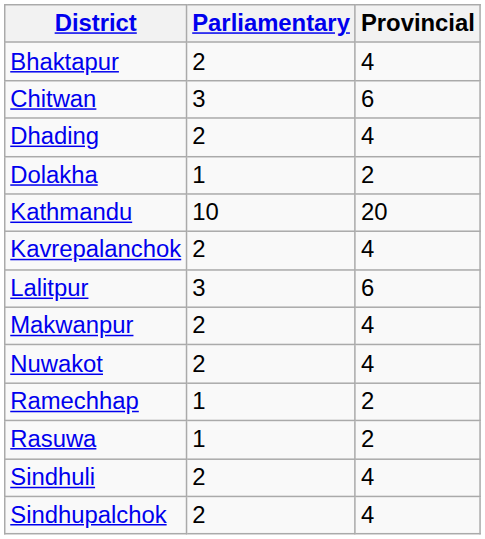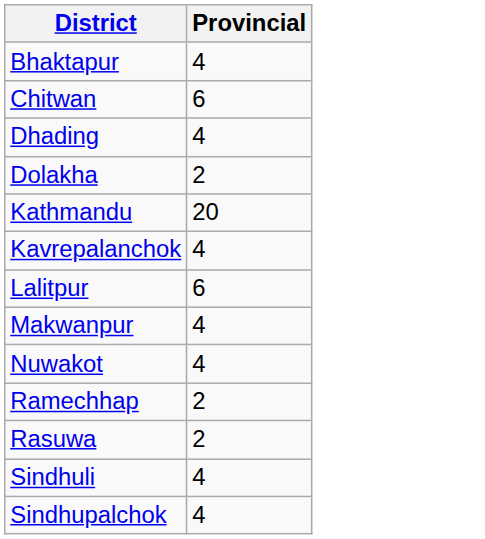- column: (271, 23)
